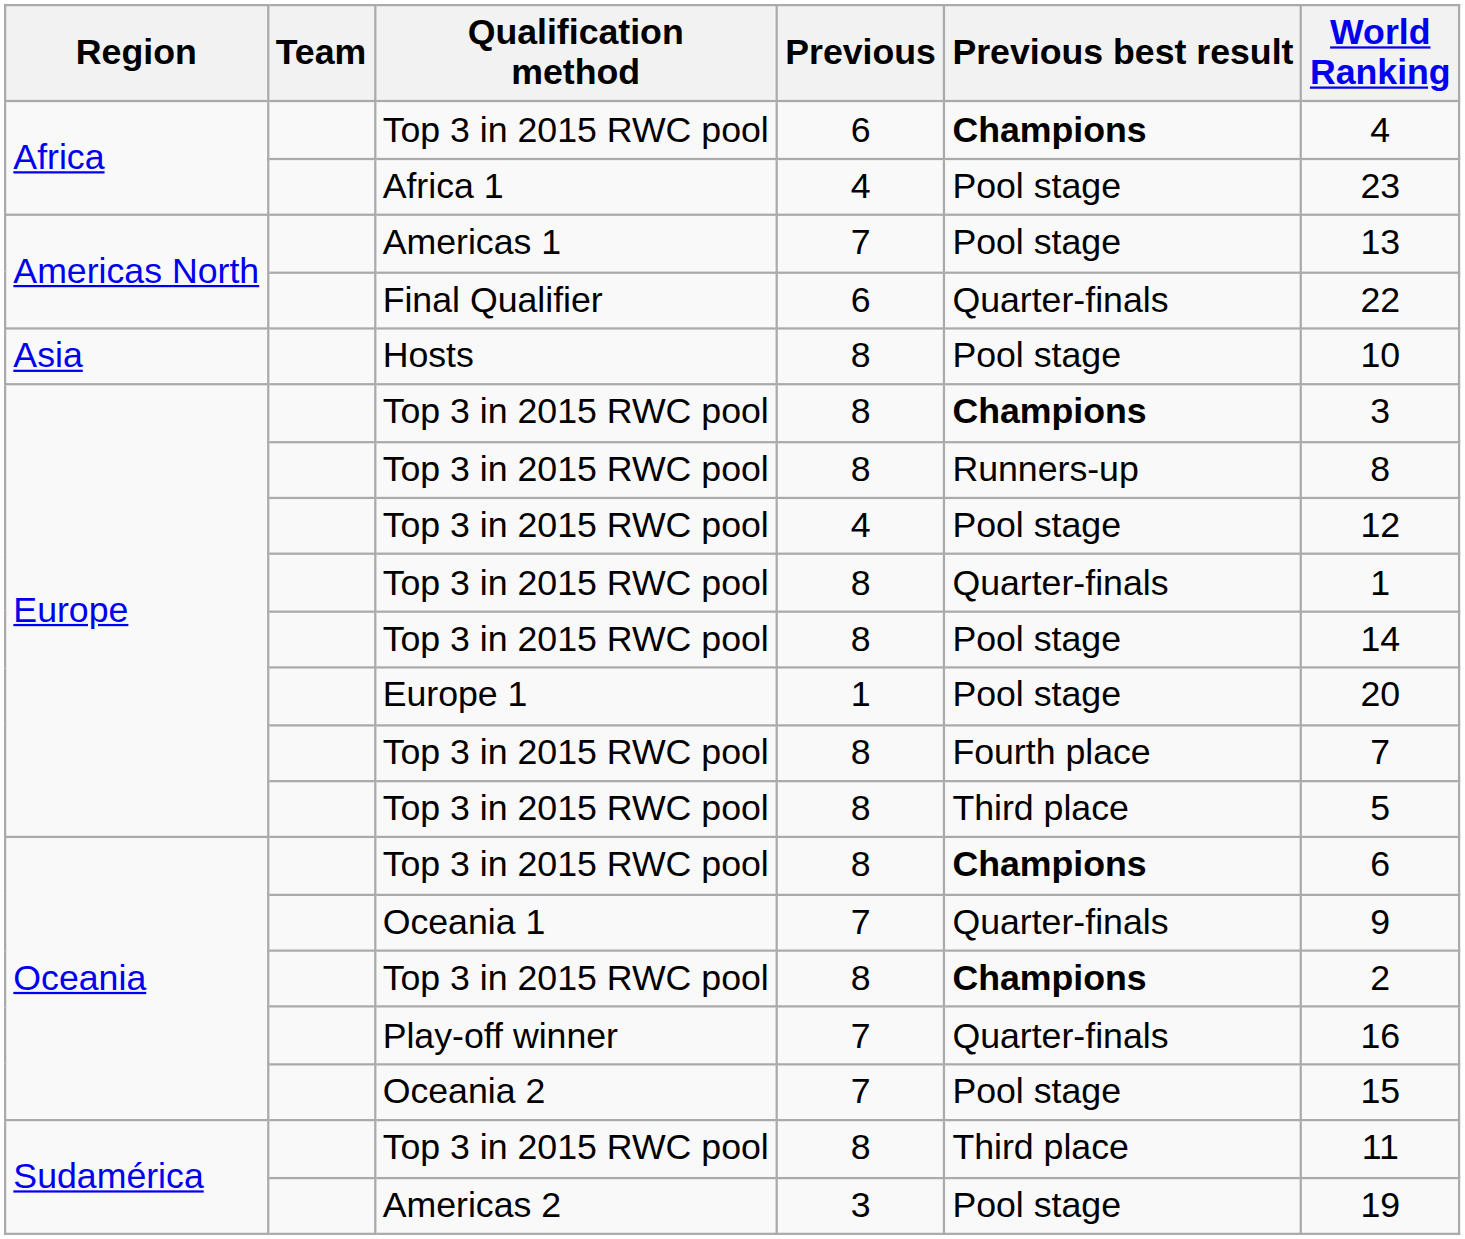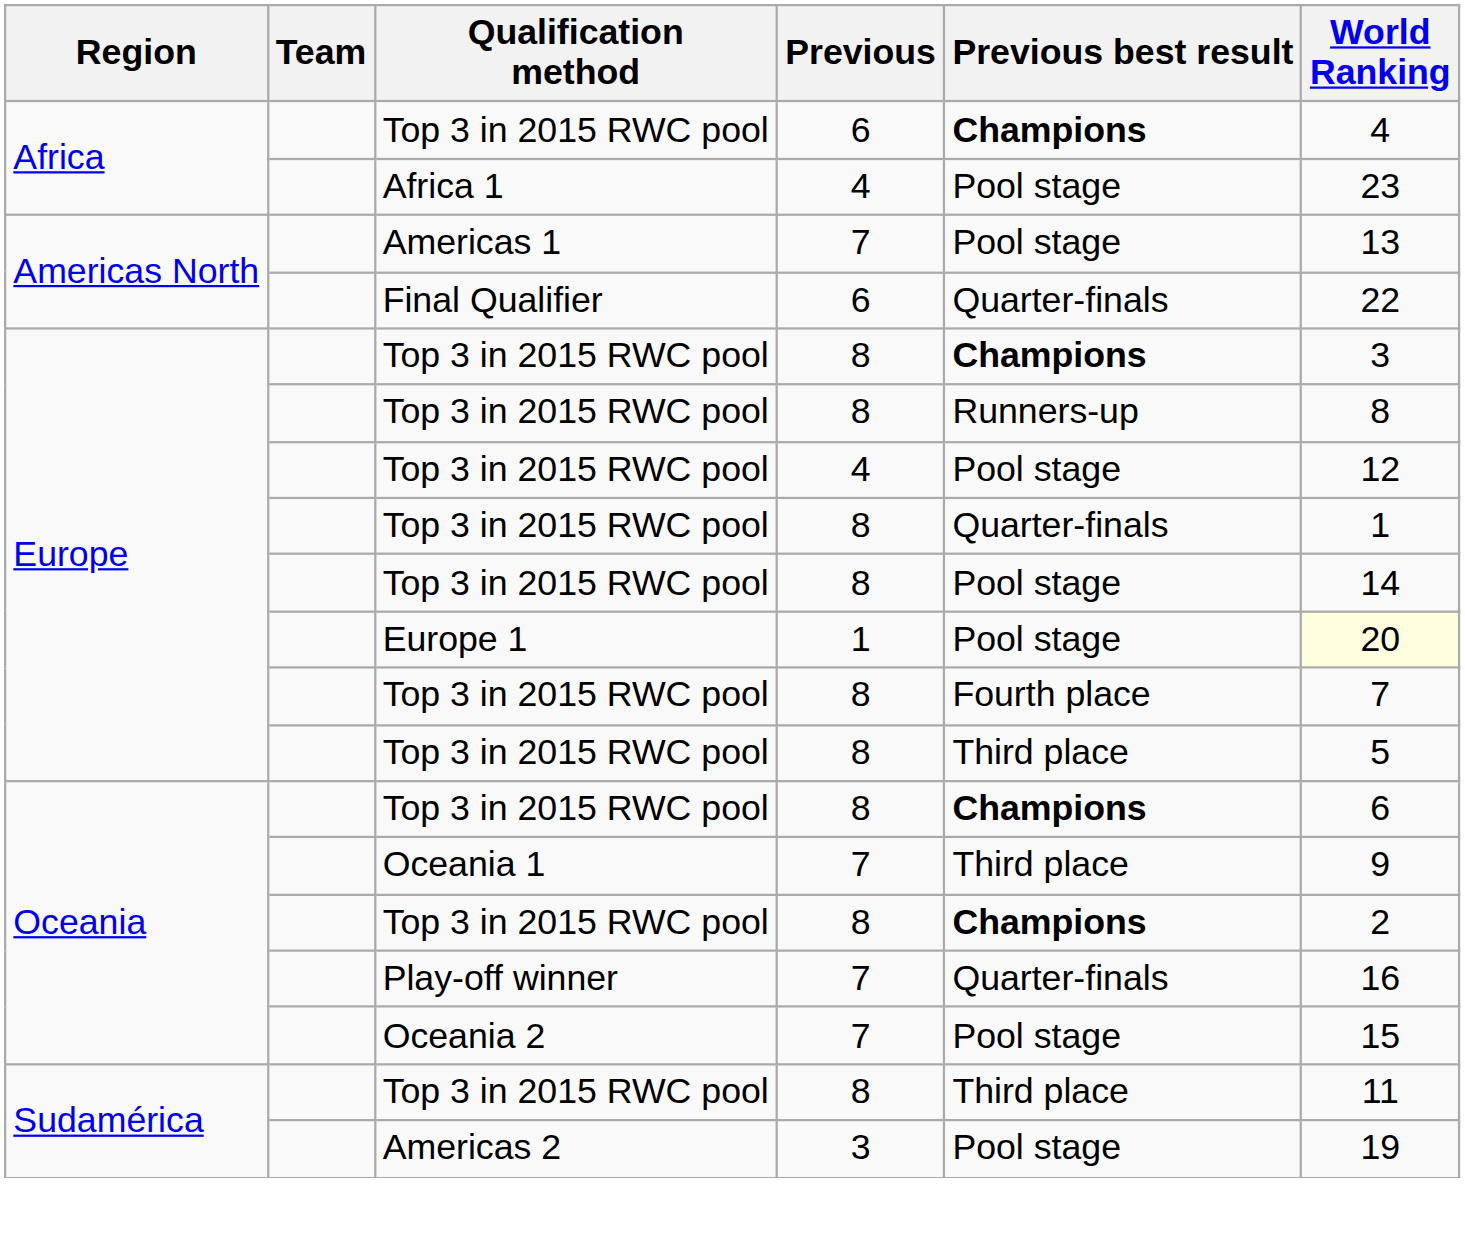- row: (48, 355)
(1380, 695) no background -> (1380, 638) lightyellow background
(1060, 921) Quarter-finals -> (1041, 865) Third place
